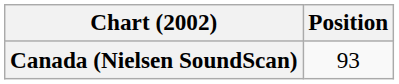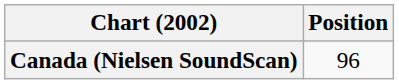(348, 59) 93 -> (348, 59) 96
